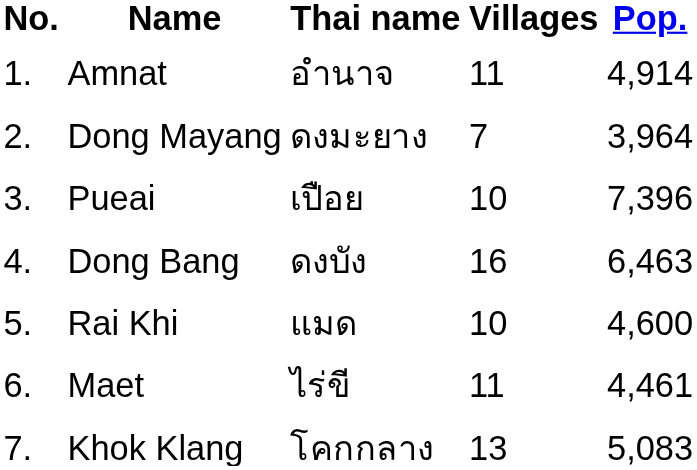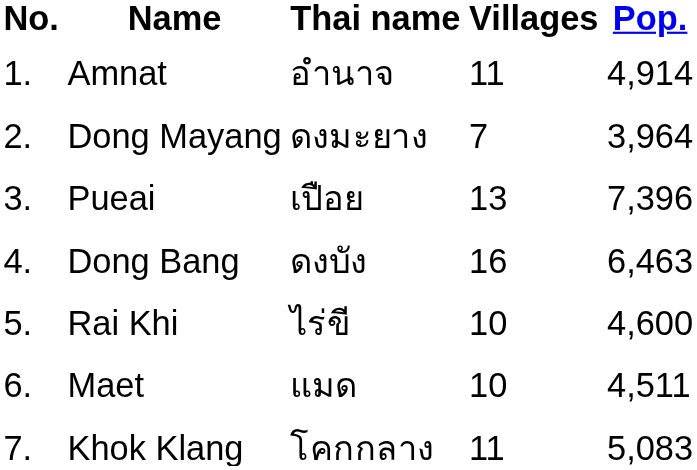(488, 197) 10 -> (488, 197) 13
(324, 323) แมด -> (320, 323) ไร่ขี
(320, 385) ไร่ขี -> (324, 385) แมด
(487, 384) 11 -> (488, 384) 10
(650, 384) 4,461 -> (649, 384) 4,511
(488, 447) 13 -> (487, 447) 11
